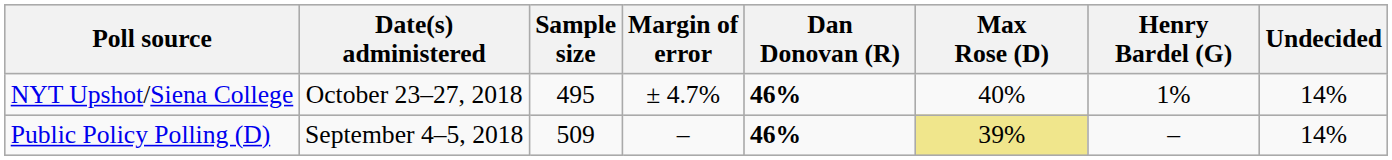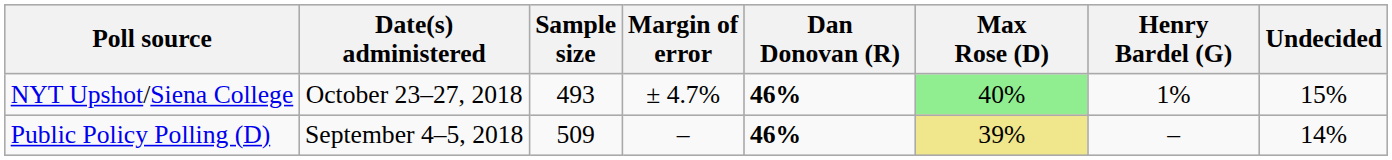(576, 94) 495 -> (576, 94) 493
(1002, 94) no background -> (1002, 94) lightgreen background
(1324, 94) 14% -> (1324, 94) 15%
